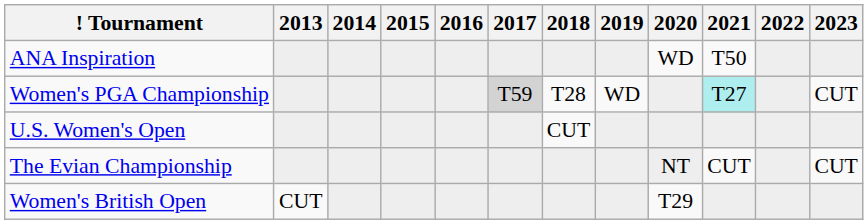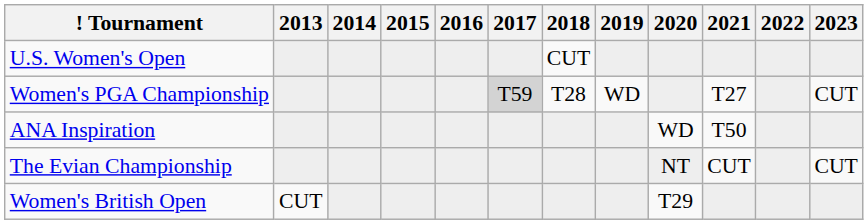rows swapped: (82, 58) <-> (98, 130)
(729, 94) paleturquoise background -> (729, 94) no background
